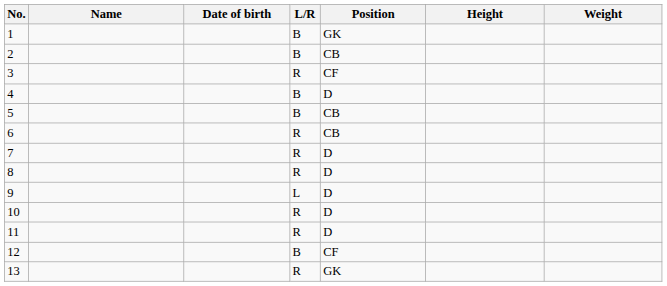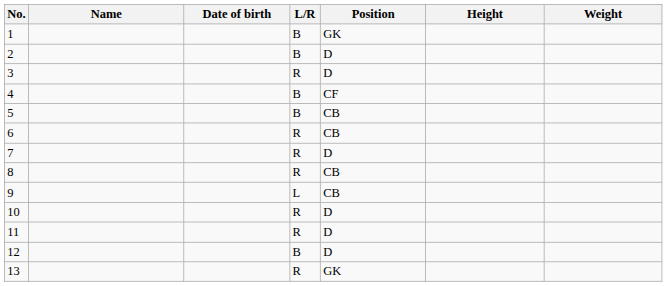(332, 53) CB -> (328, 53) D
(331, 73) CF -> (328, 73) D
(328, 93) D -> (331, 93) CF
(328, 172) D -> (332, 172) CB
(328, 192) D -> (332, 192) CB
(331, 251) CF -> (328, 251) D
